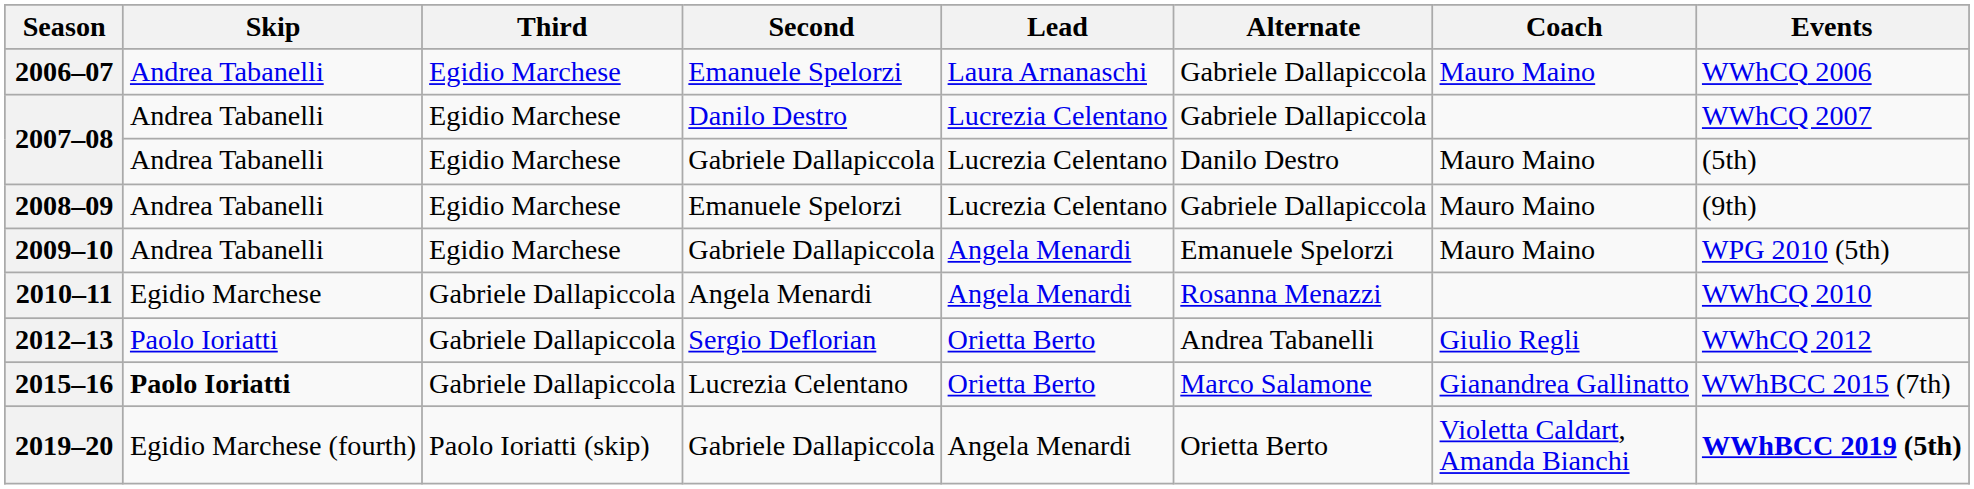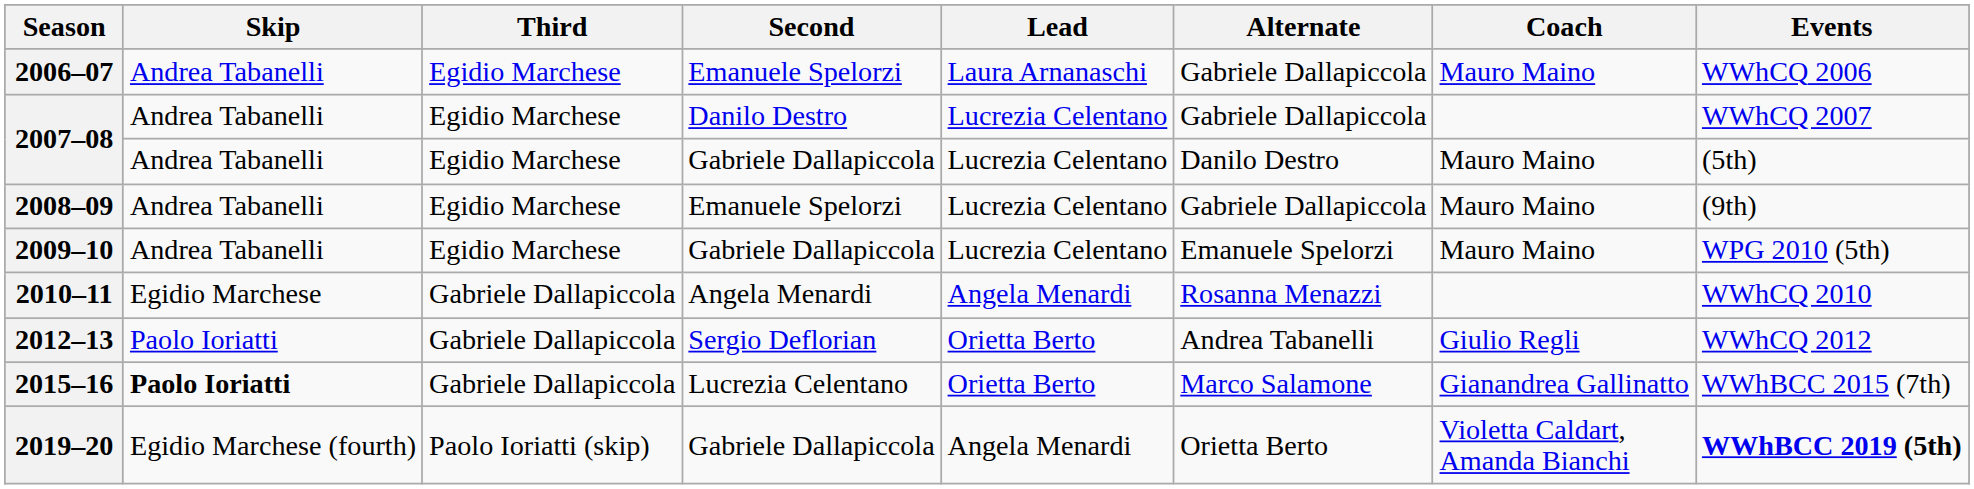(1039, 250) Angela Menardi -> (1057, 250) Lucrezia Celentano
